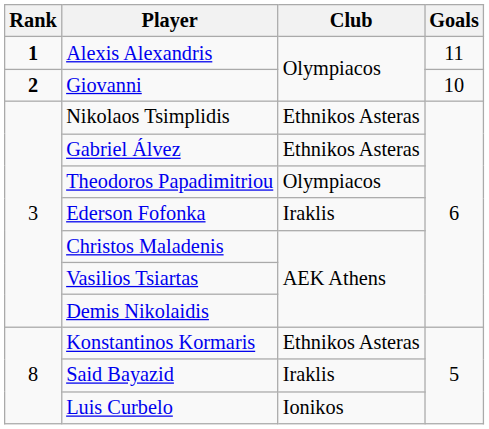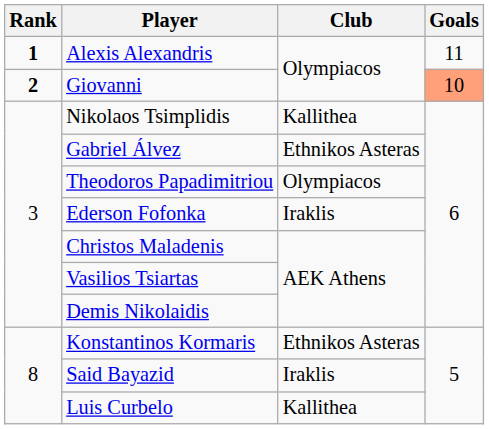(454, 85) no background -> (454, 85) lightsalmon background
(351, 117) Ethnikos Asteras -> (320, 117) Kallithea
(313, 407) Ionikos -> (320, 407) Kallithea
